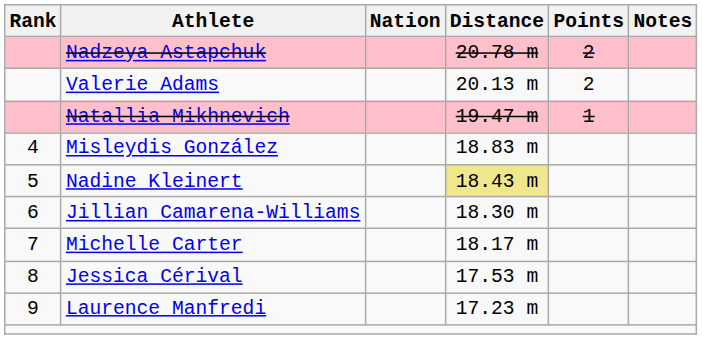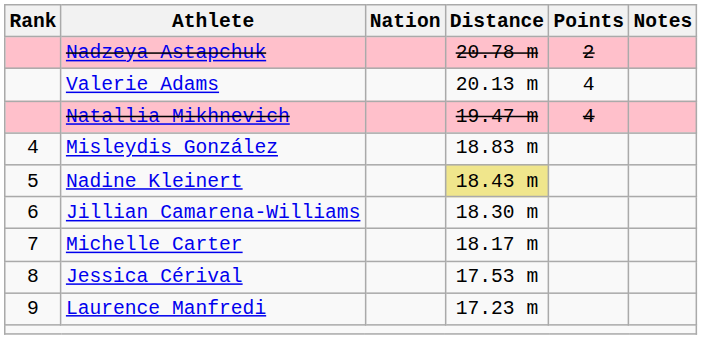(589, 85) 2 -> (589, 85) 4
(589, 117) 1 -> (589, 117) 4
